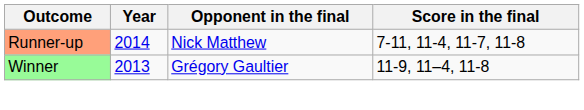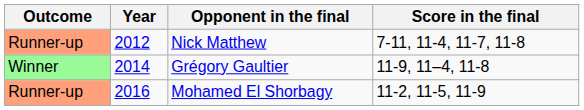(132, 42) 2014 -> (132, 42) 2012
(132, 67) 2013 -> (132, 67) 2014
+ row: (252, 92)
